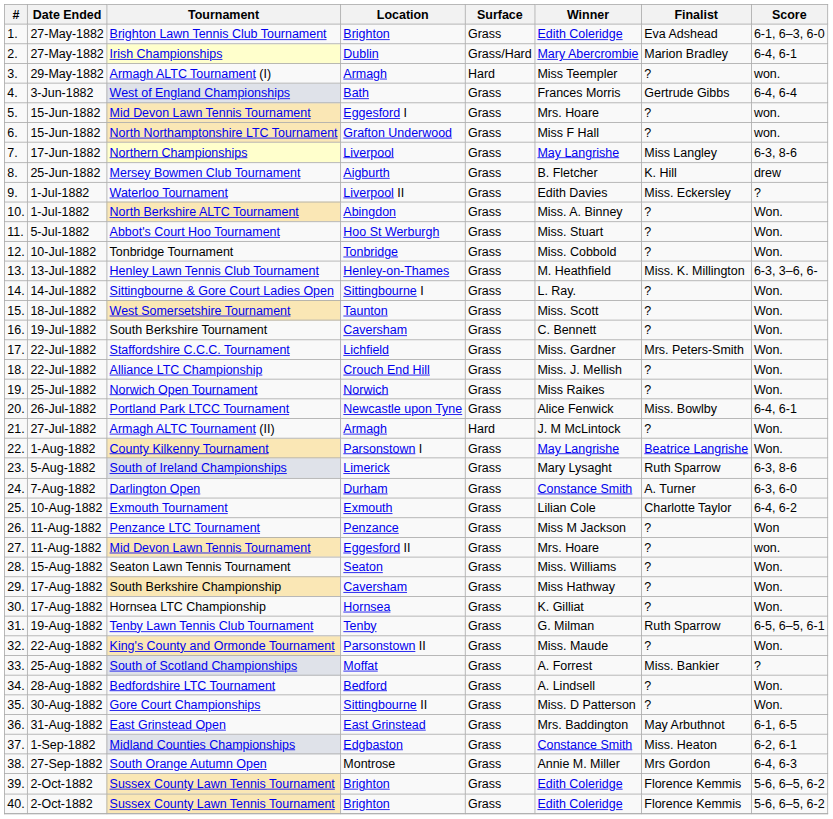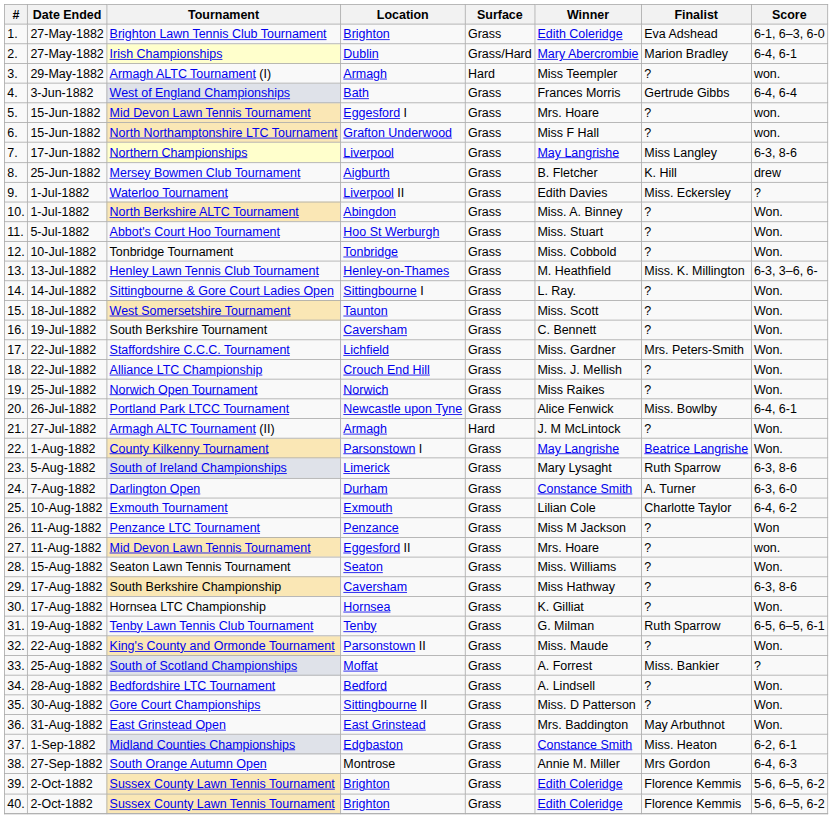(768, 587) Won. -> (775, 587) 6-3, 8-6
(775, 725) 6-1, 6-5 -> (768, 725) Won.
